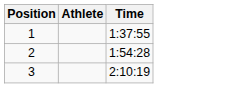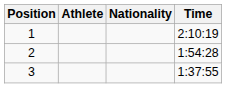+ column: (140, 14)
(129, 33) 1:37:55 -> (198, 33) 2:10:19
(129, 72) 2:10:19 -> (198, 72) 1:37:55
